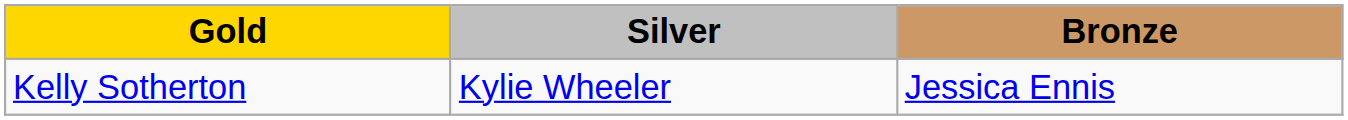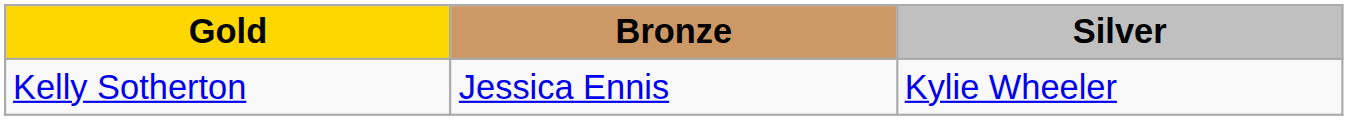columns swapped: (674, 31) <-> (1120, 31)
